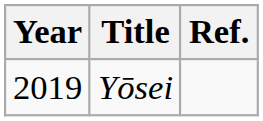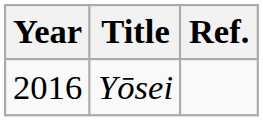(48, 86) 2019 -> (48, 86) 2016
